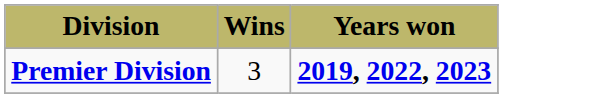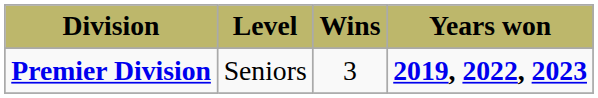+ column: (265, 26)
